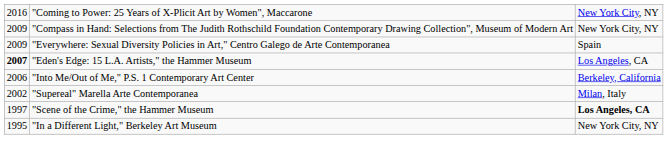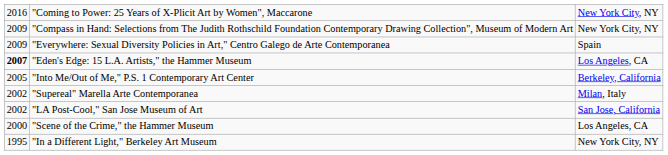(17, 77) 2006 -> (17, 77) 2005
+ row: (117, 110)
(17, 110) 1997 -> (17, 126) 2000
(614, 110) bold -> (613, 126) normal
